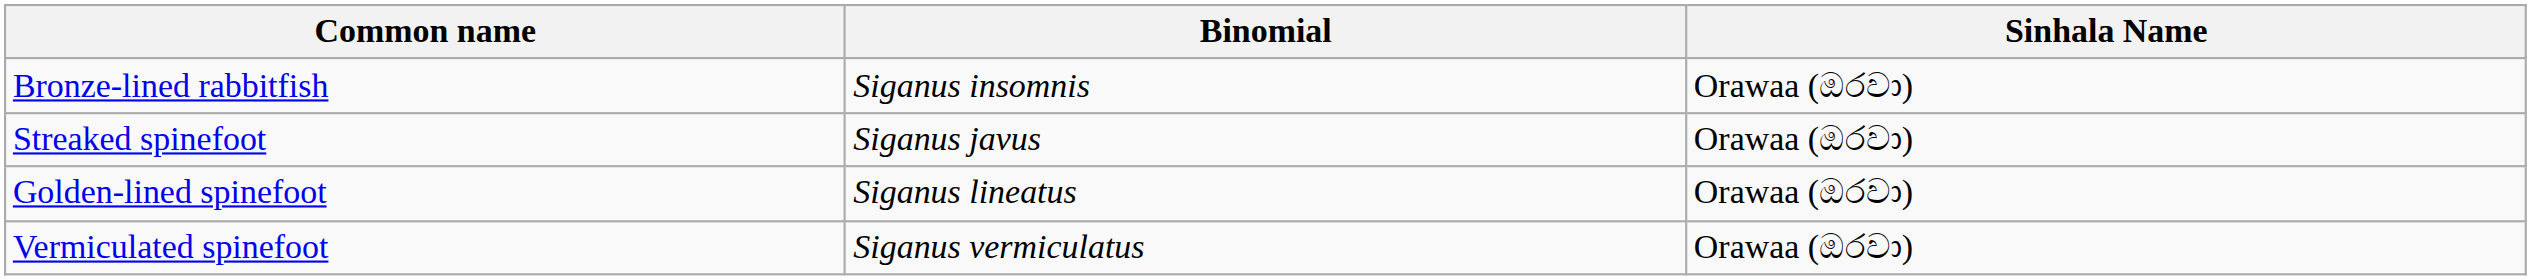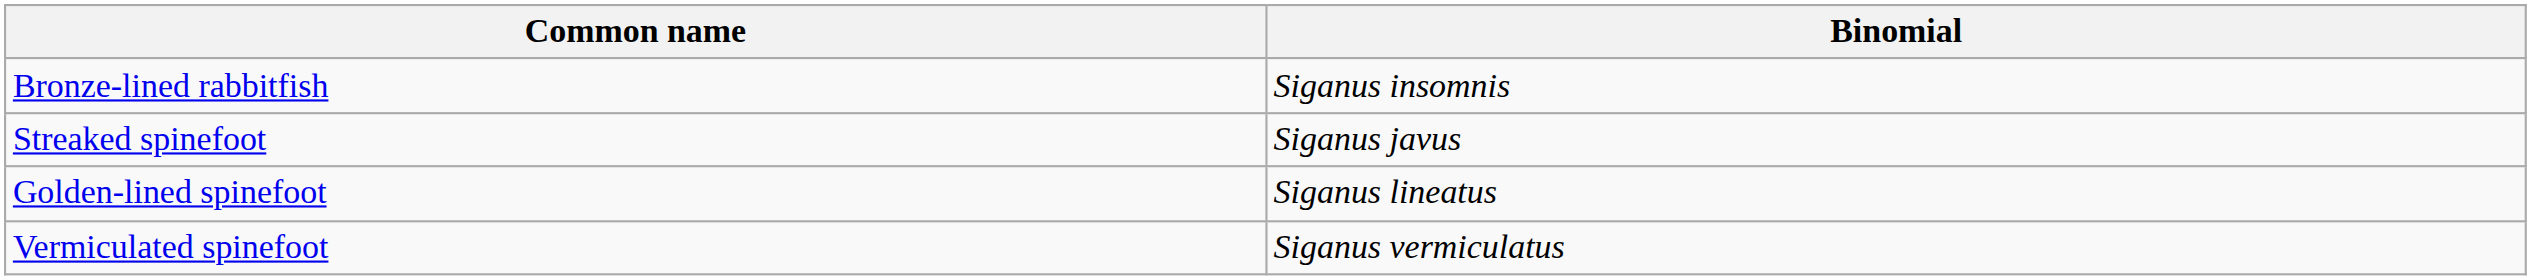- column: (2106, 31)
